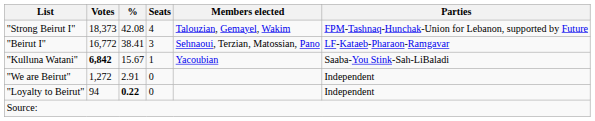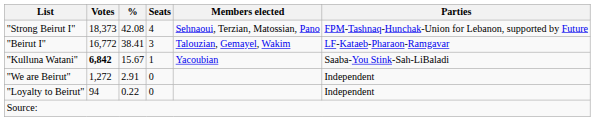(233, 28) Talouzian, Gemayel, Wakim -> (248, 28) Sehnaoui, Terzian, Matossian, Pano
(248, 44) Sehnaoui, Terzian, Matossian, Pano -> (233, 44) Talouzian, Gemayel, Wakim
(130, 92) bold -> (130, 92) normal
